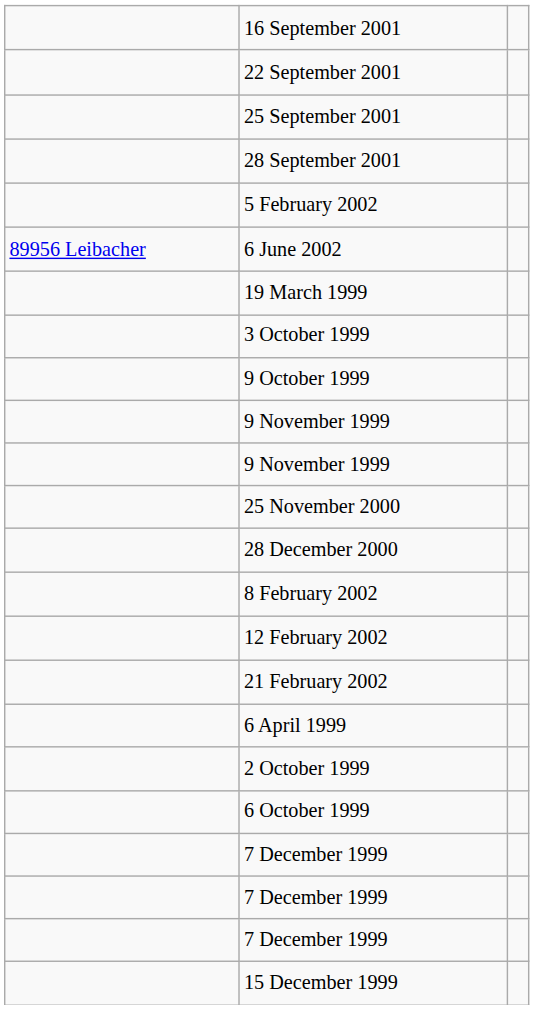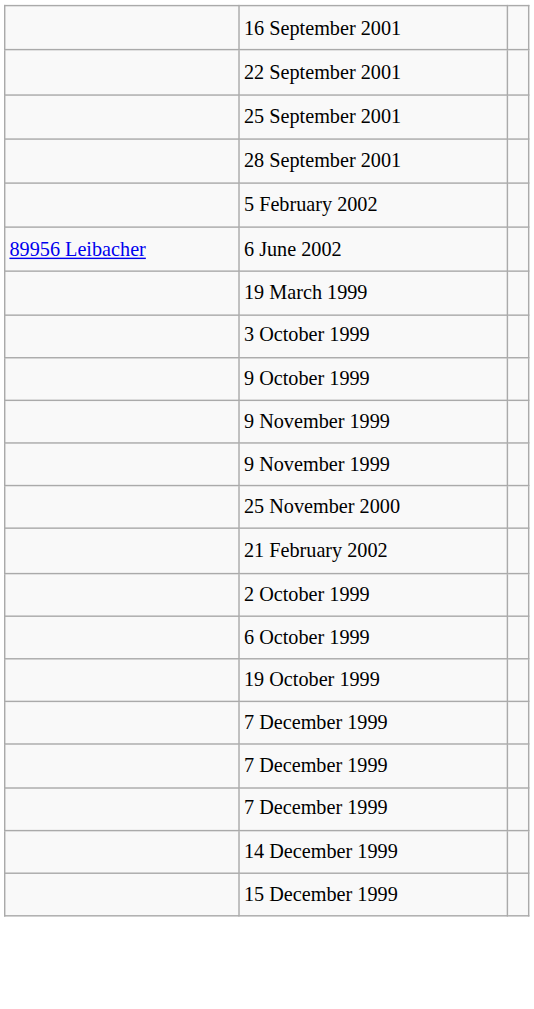- row: (122, 550)
- row: (122, 594)
- row: (122, 638)
- row: (122, 726)
+ row: (122, 680)
+ row: (122, 852)
